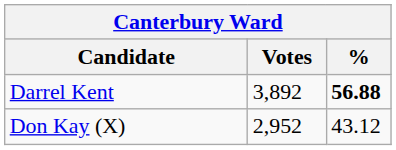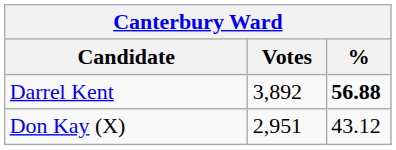(277, 126) 2,952 -> (277, 126) 2,951
